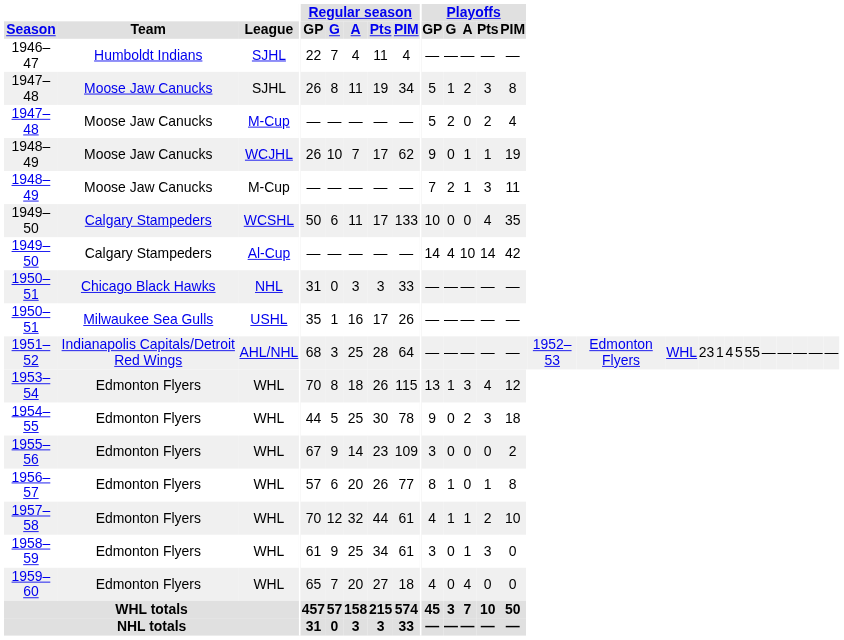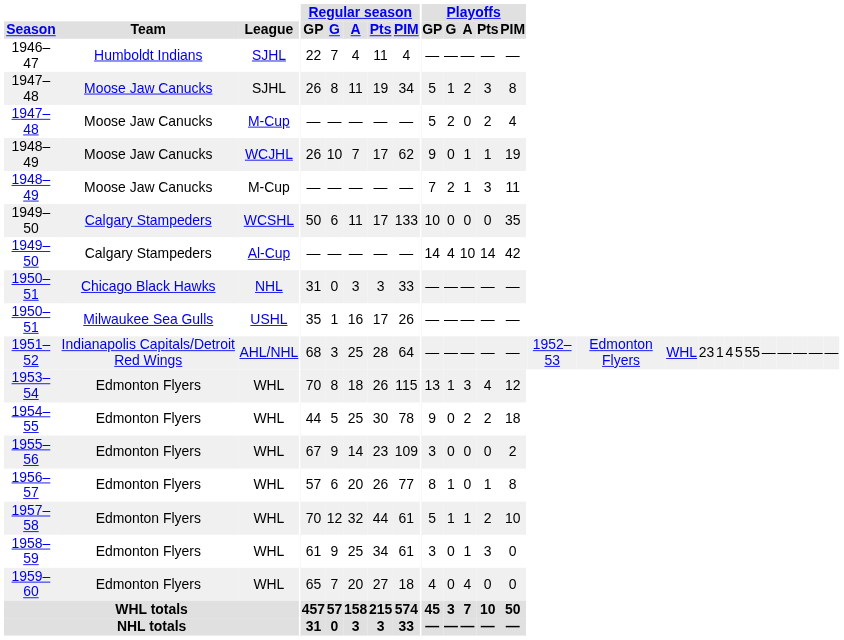(488, 220) 4 -> (488, 220) 0
(488, 419) 3 -> (488, 419) 2
(432, 518) 4 -> (432, 518) 5
